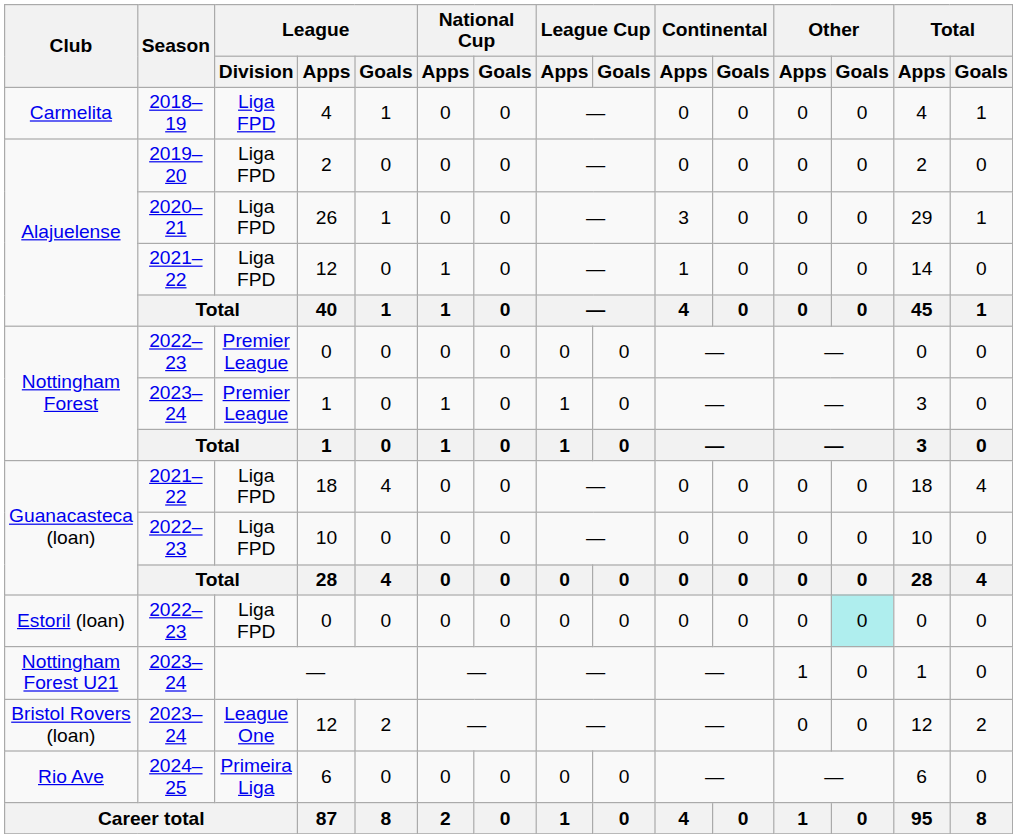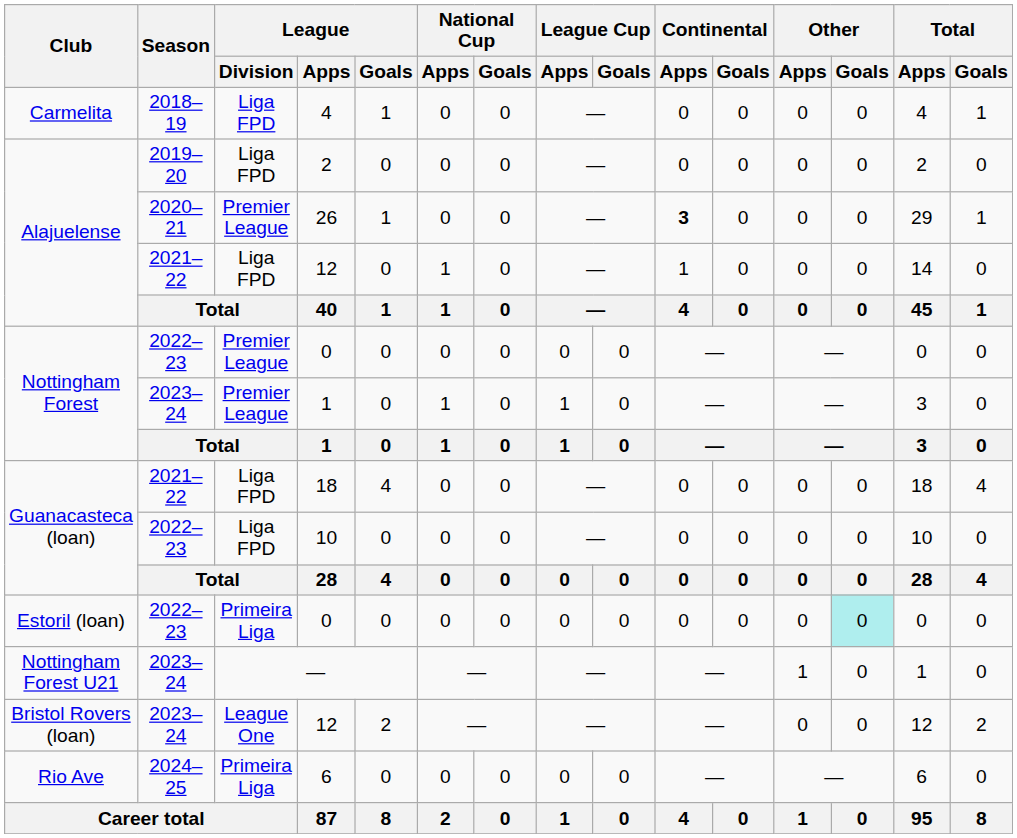(256, 217) Liga FPD -> (256, 217) Premier League
(684, 217) normal -> (684, 217) bold
(256, 620) Liga FPD -> (256, 620) Primeira Liga
